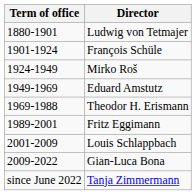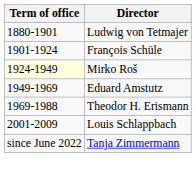(32, 69) no background -> (32, 69) lightyellow background
- row: (124, 124)
- row: (126, 161)
